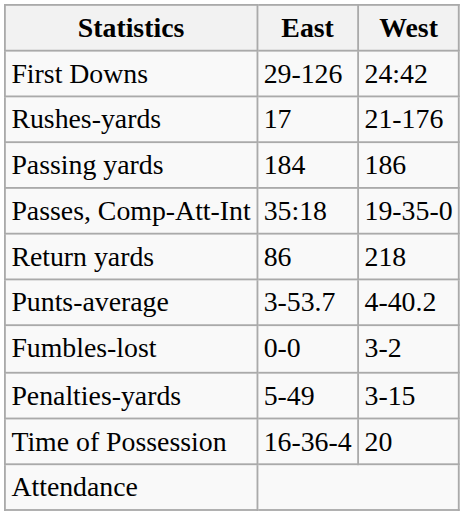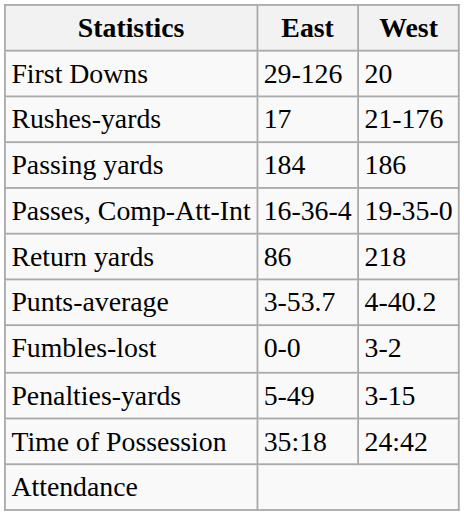(396, 73) 24:42 -> (378, 73) 20
(295, 211) 35:18 -> (308, 211) 16-36-4
(308, 440) 16-36-4 -> (295, 440) 35:18
(378, 440) 20 -> (396, 440) 24:42
